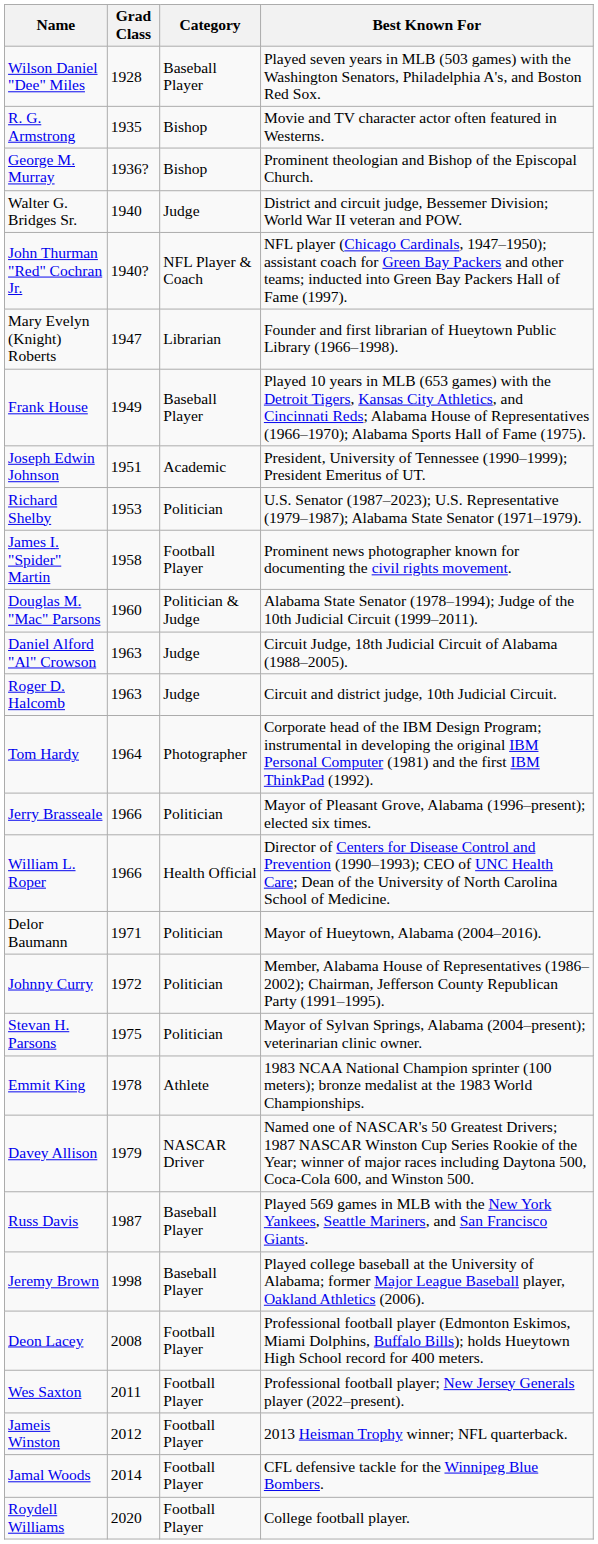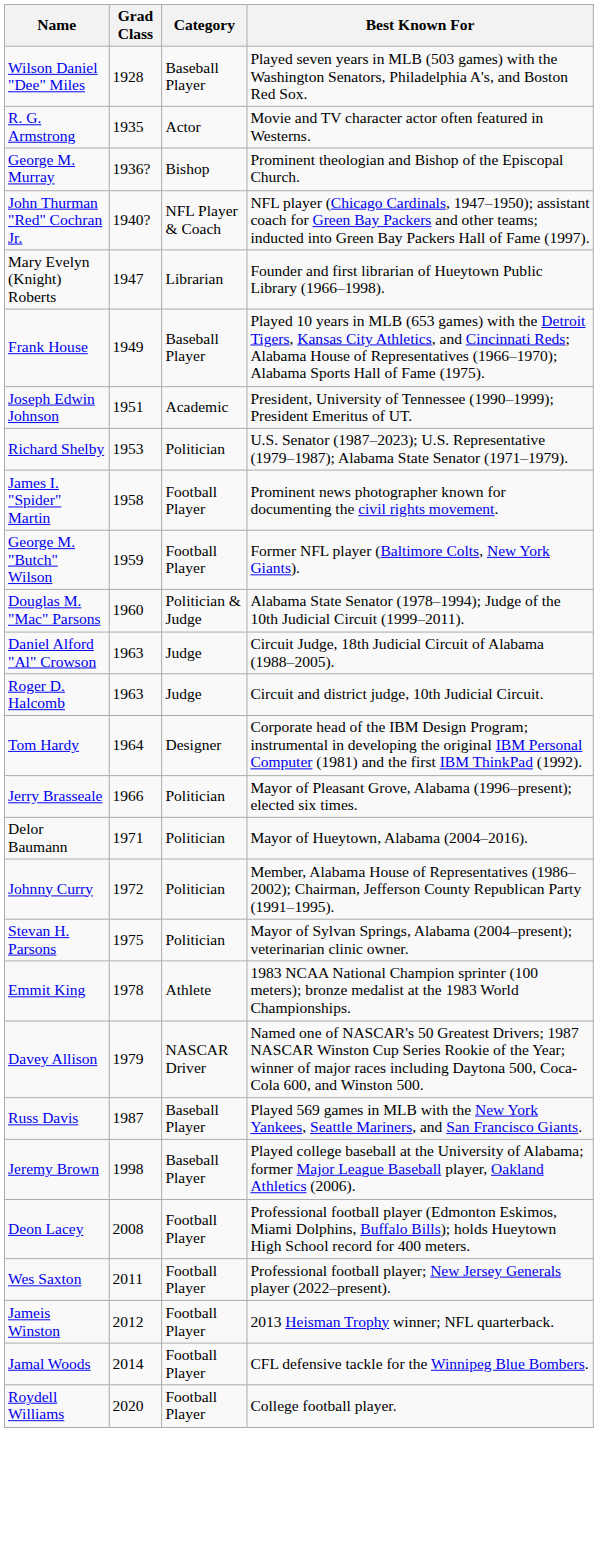(185, 127) Bishop -> (183, 127) Actor
- row: (43, 211)
+ row: (42, 559)
(205, 754) Photographer -> (193, 745) Designer
- row: (42, 873)
